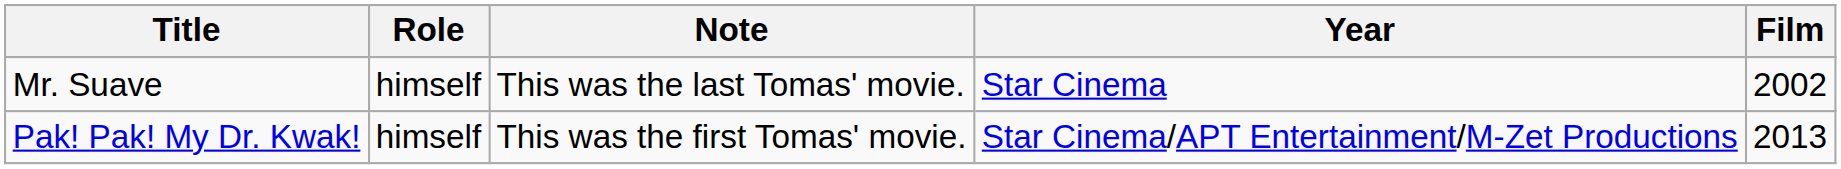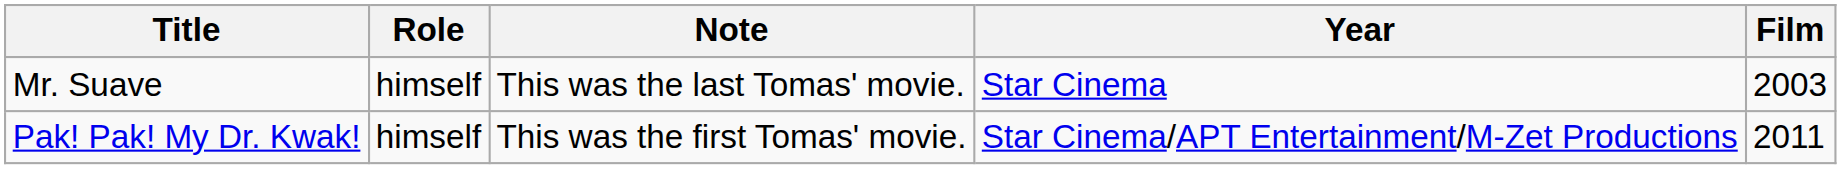(1790, 83) 2002 -> (1790, 83) 2003
(1790, 136) 2013 -> (1789, 136) 2011
